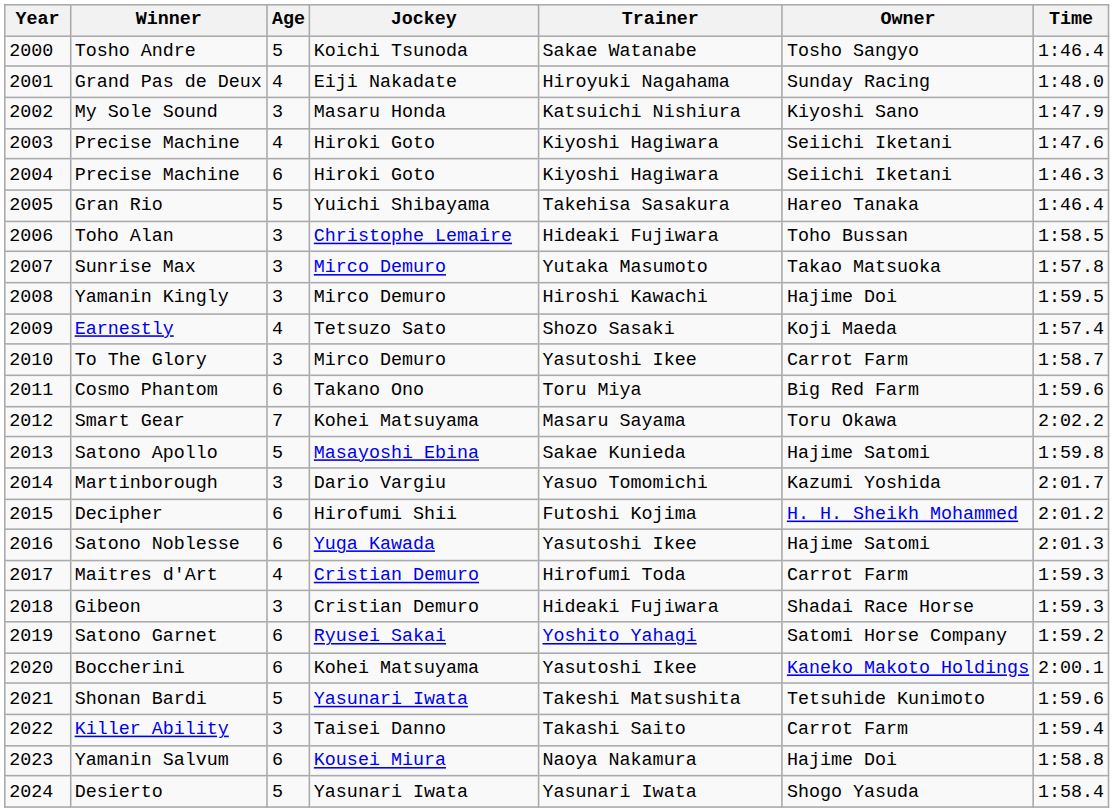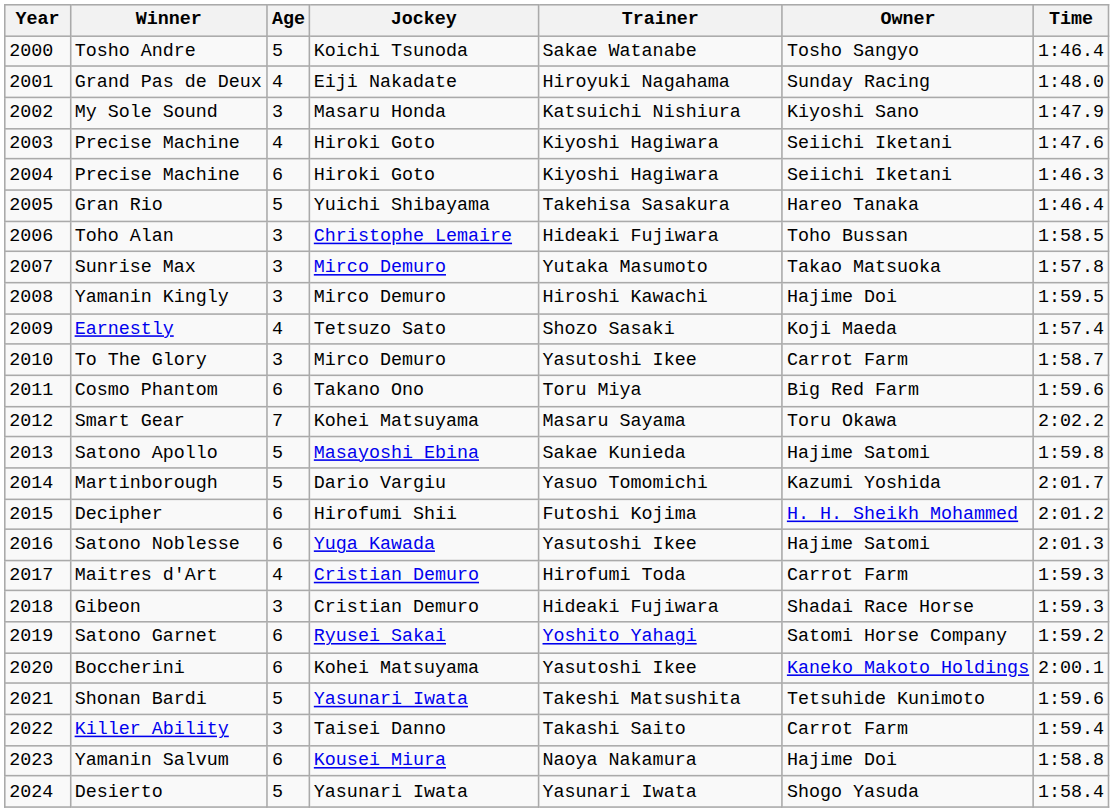(277, 483) 3 -> (277, 483) 5
